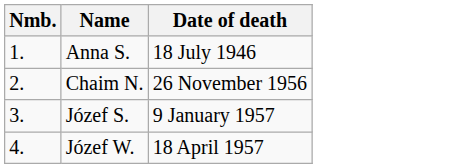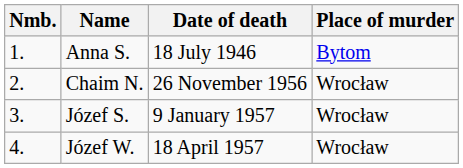+ column: (385, 20)
